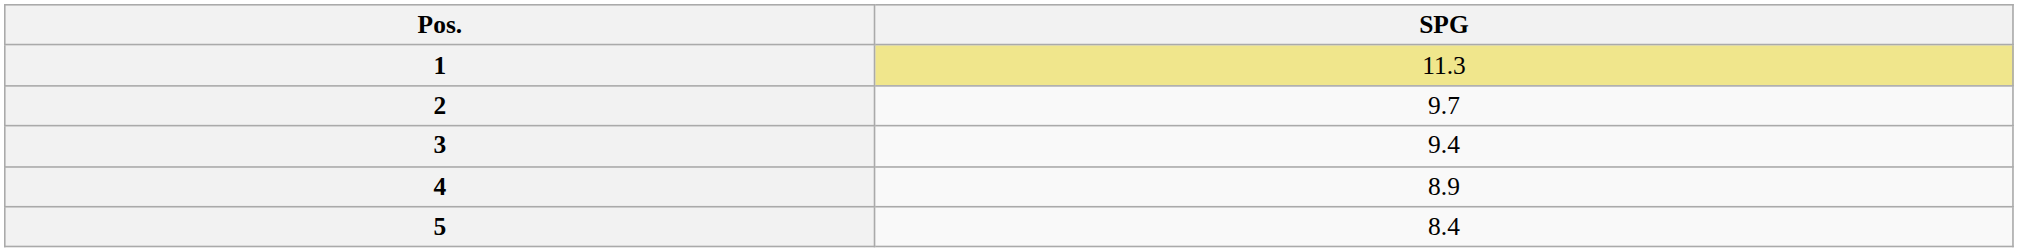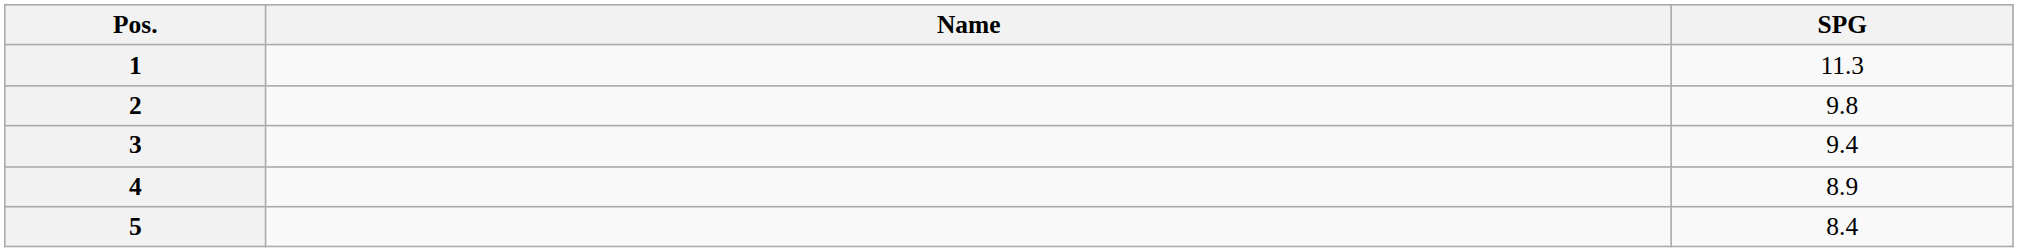+ column: (969, 24)
(1444, 65) khaki background -> (1842, 65) no background
(1444, 105) 9.7 -> (1842, 105) 9.8
